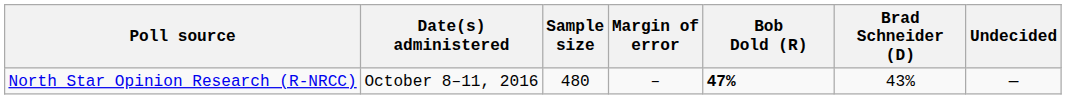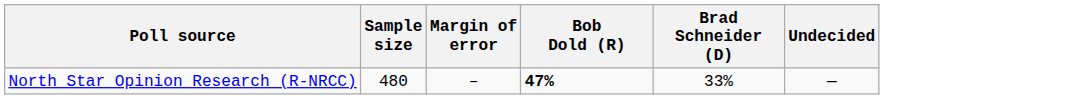- column: (451, 36)
(900, 81) 43% -> (719, 81) 33%
